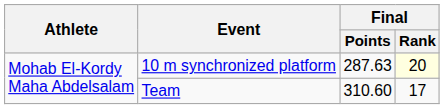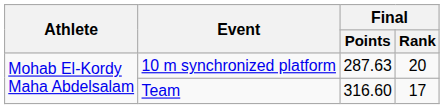(417, 66) lightyellow background -> (417, 66) no background
(368, 91) 310.60 -> (368, 91) 316.60
